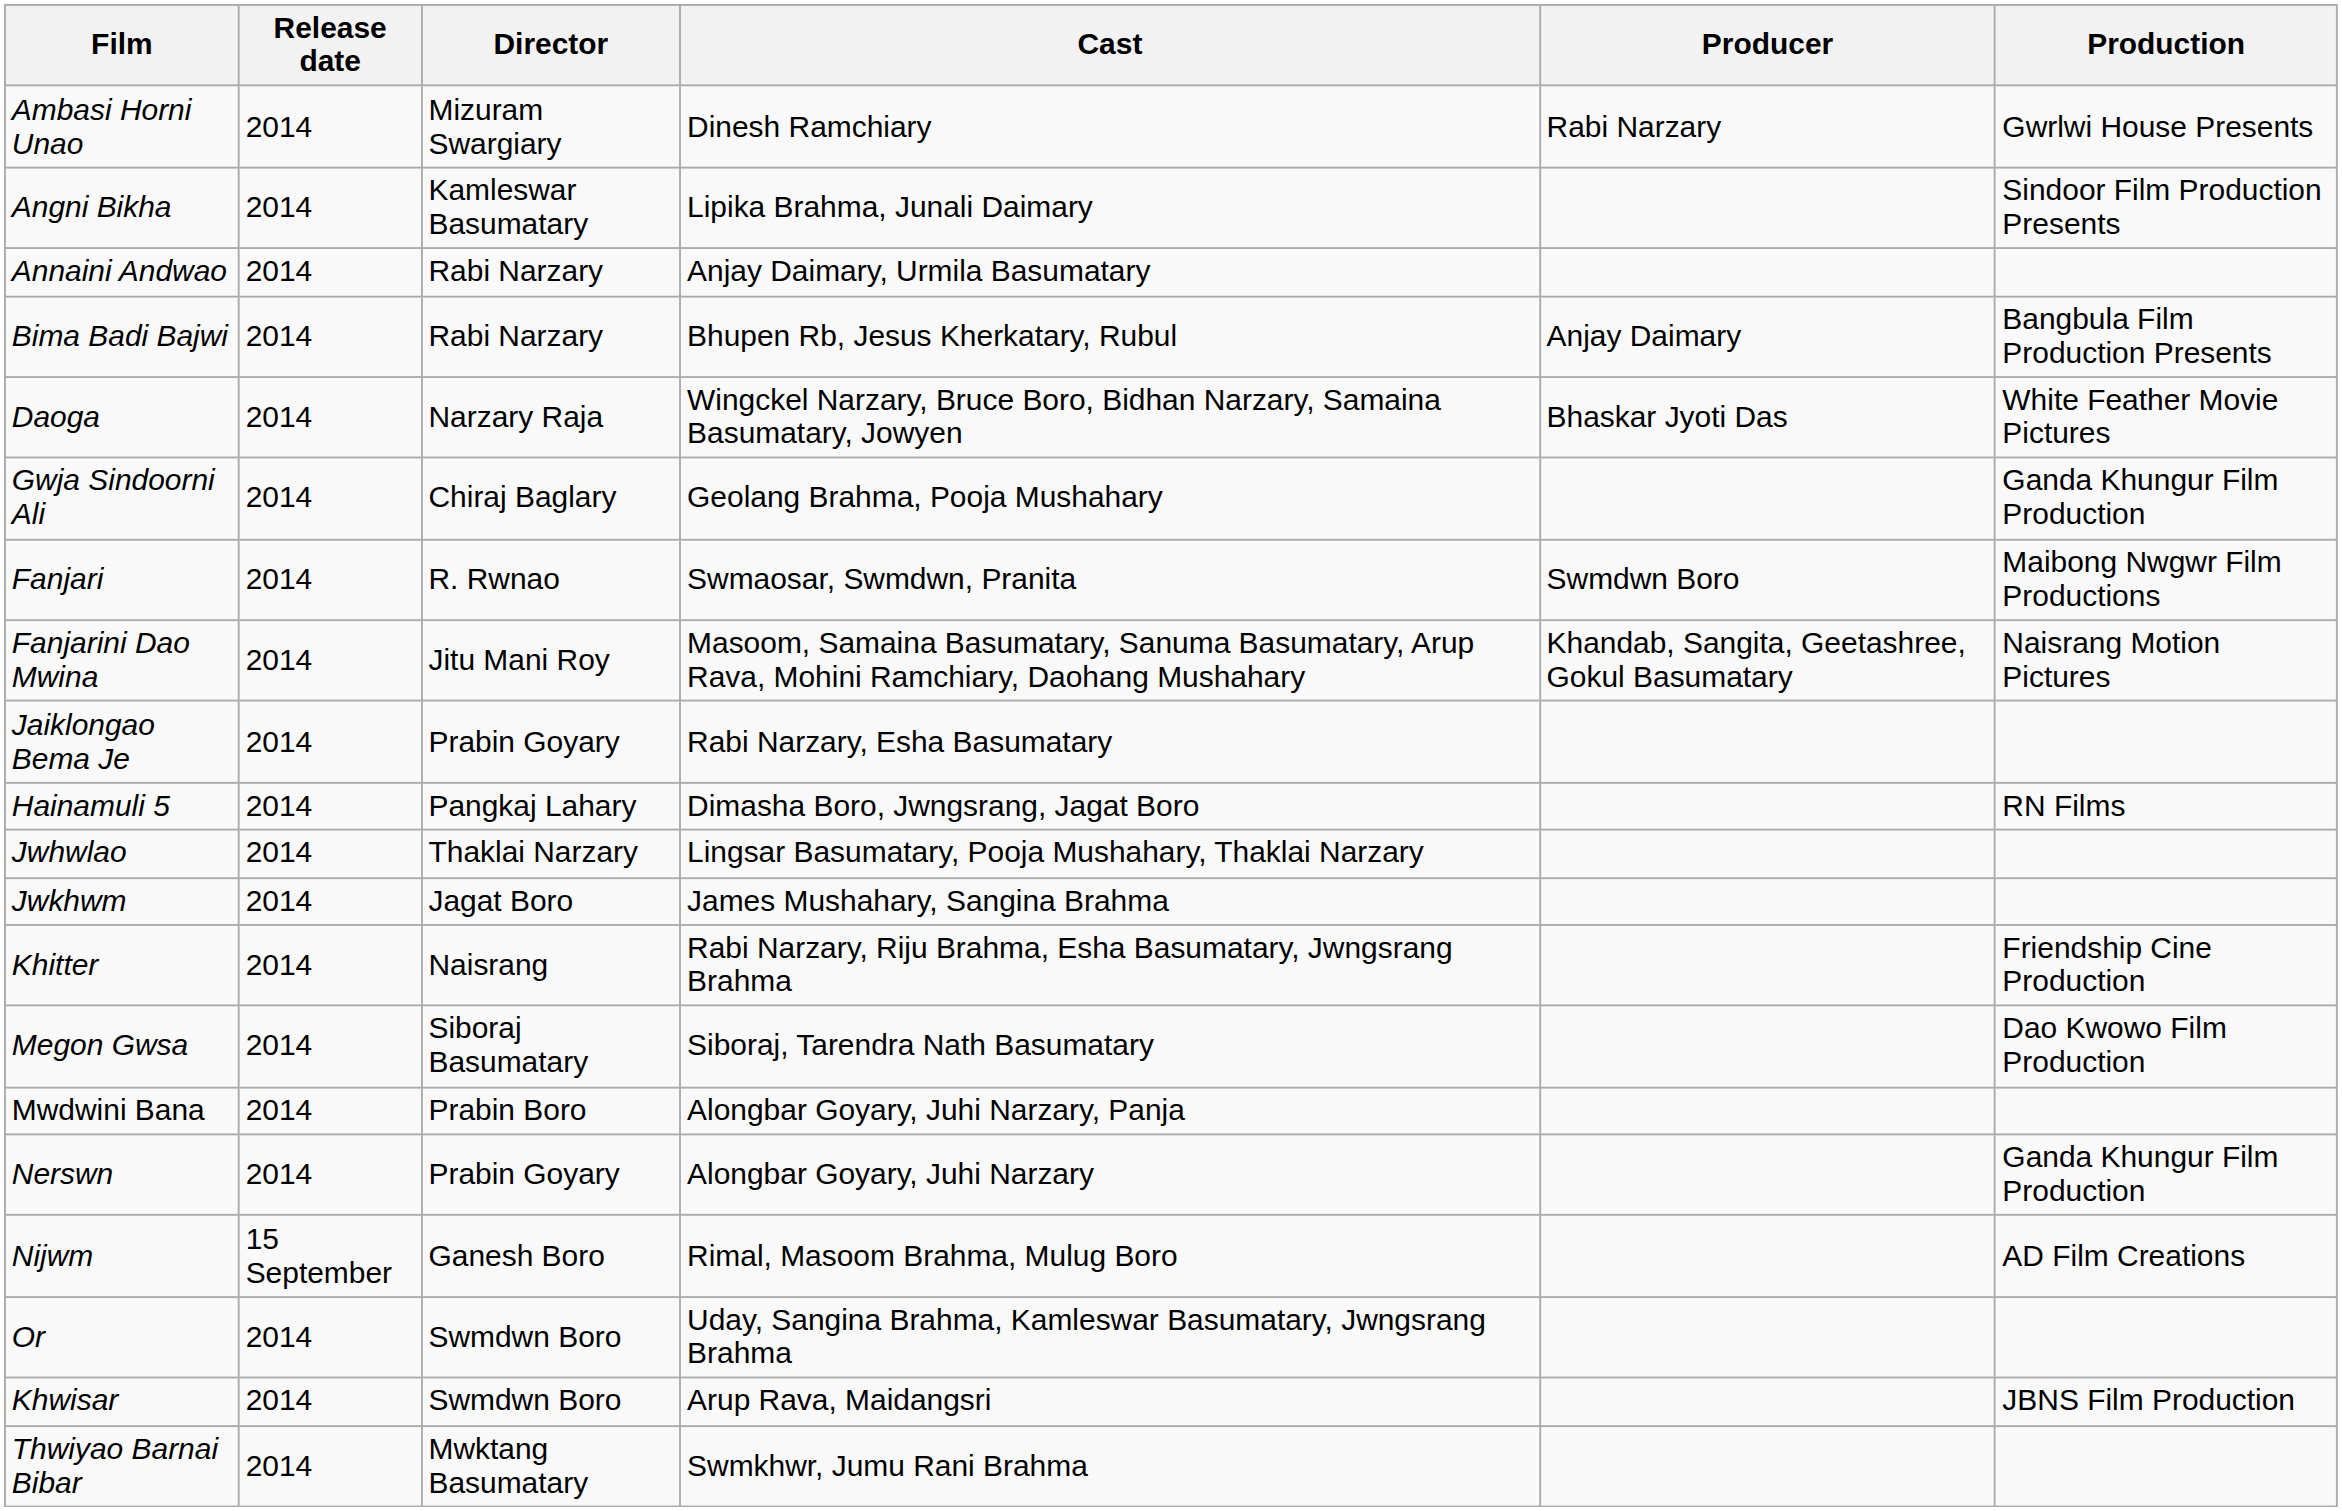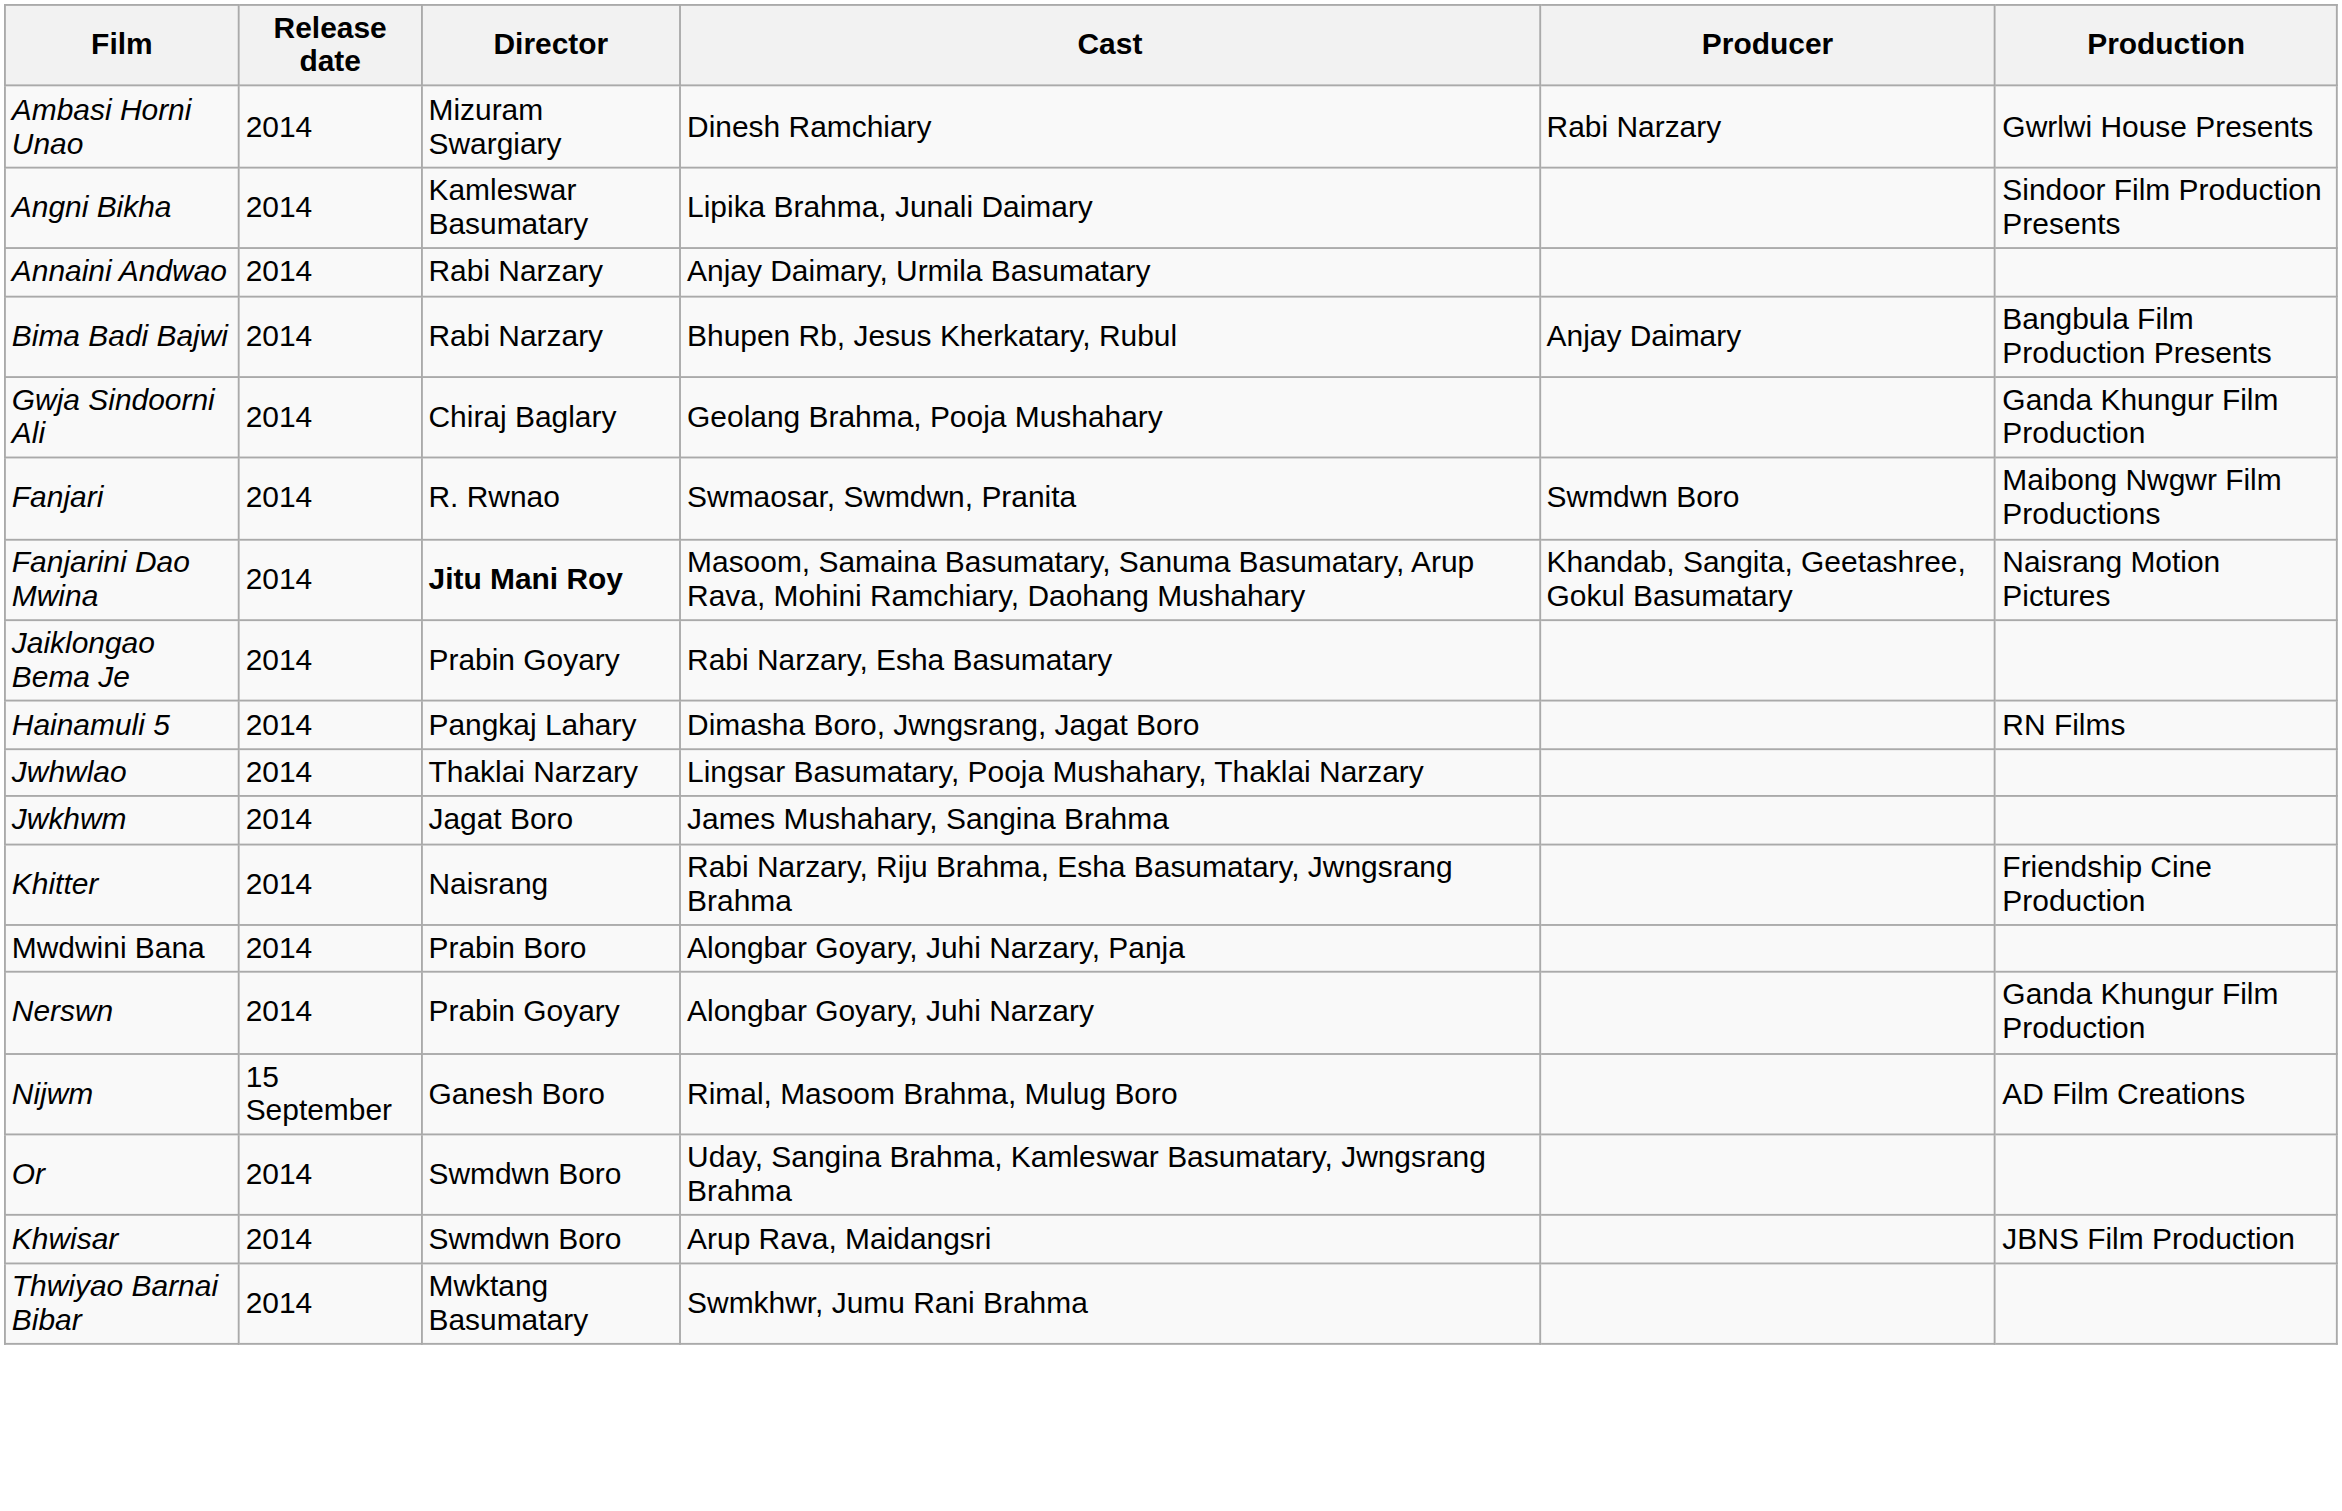- row: (56, 416)
(519, 660) normal -> (526, 579) bold
- row: (100, 1045)
